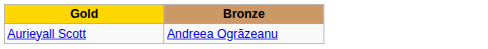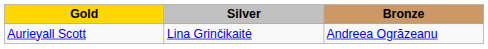+ column: (244, 14)
